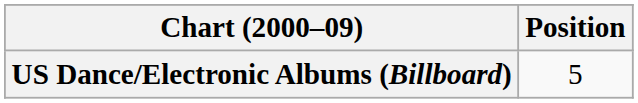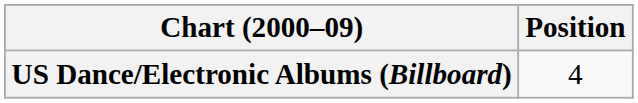(575, 73) 5 -> (575, 73) 4
